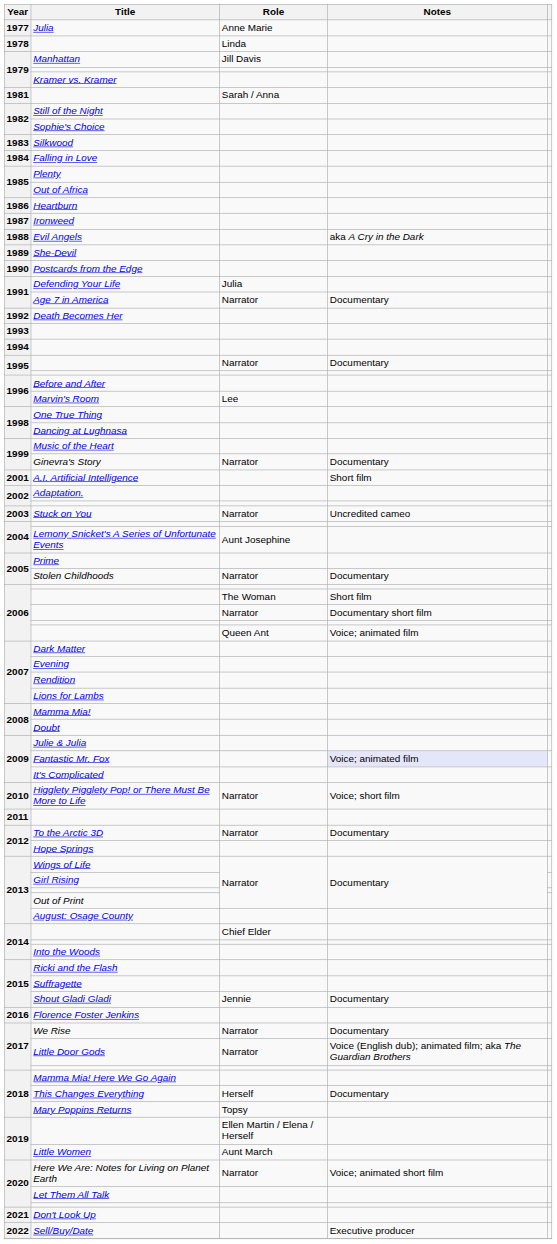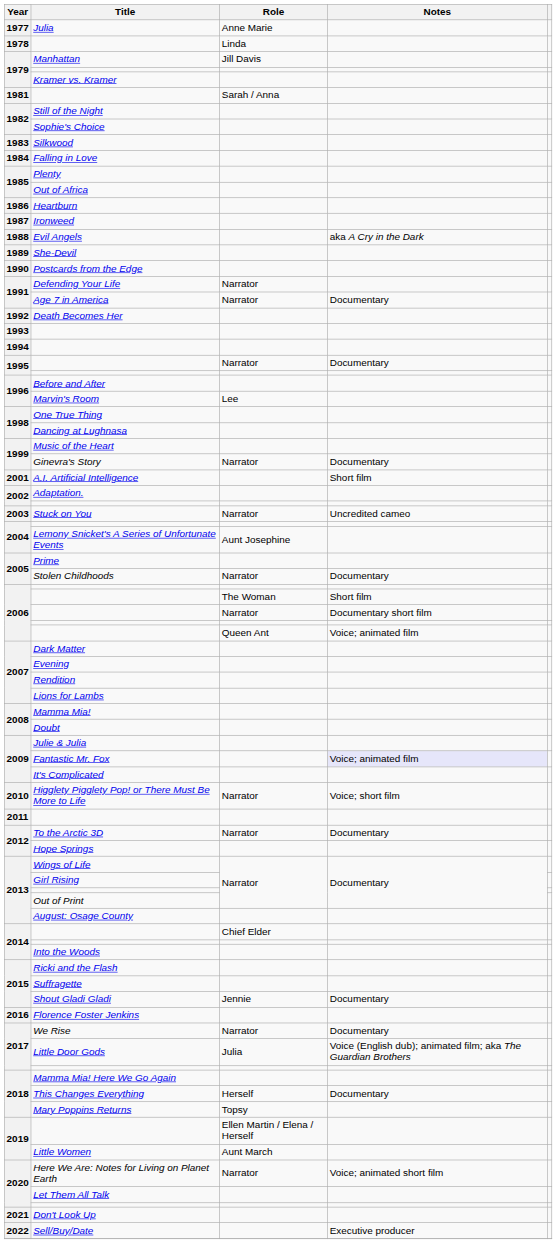(232, 284) Julia -> (240, 284) Narrator
(240, 1052) Narrator -> (232, 1052) Julia
